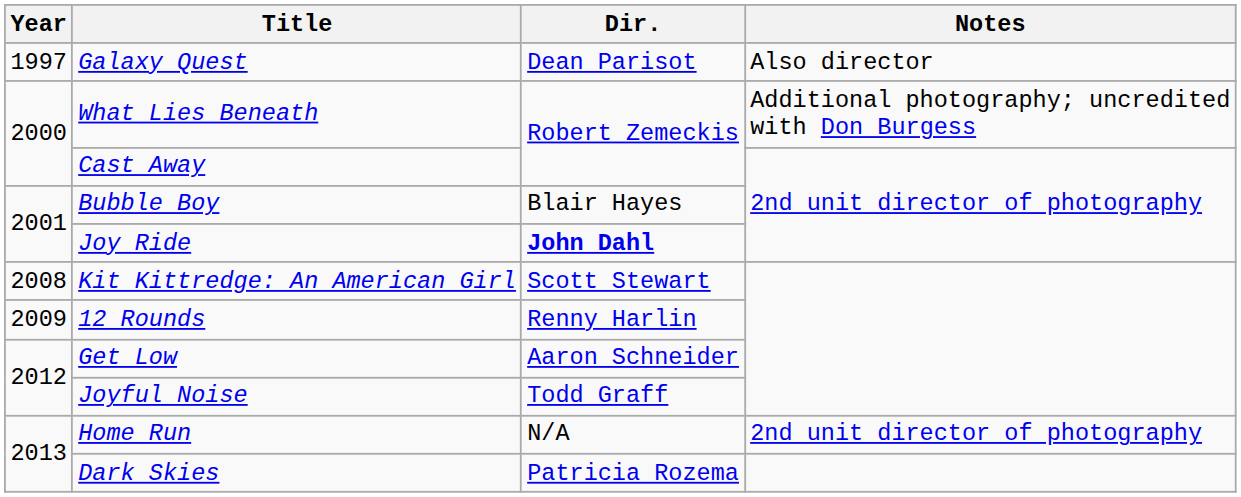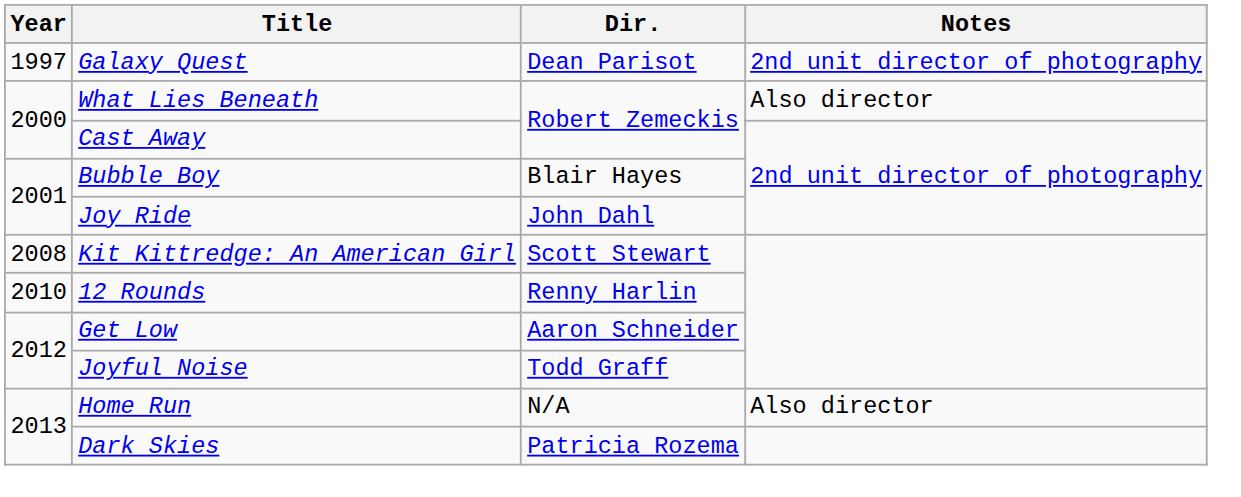(842, 62) Also director -> (976, 62) 2nd unit director of photography
(990, 114) Additional photography; uncredited with Don Burgess -> (842, 101) Also director
(591, 243) bold -> (591, 216) normal
(39, 320) 2009 -> (39, 293) 2010
(976, 435) 2nd unit director of photography -> (842, 408) Also director
